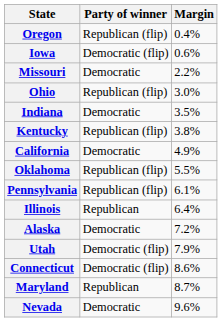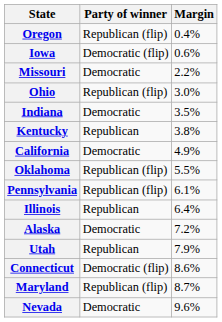(125, 131) Republican (flip) -> (111, 131) Republican
(126, 248) Democratic (flip) -> (111, 248) Republican
(111, 287) Republican -> (125, 287) Republican (flip)
